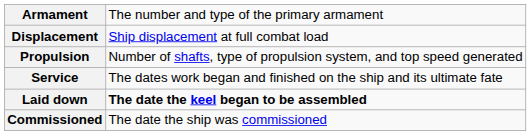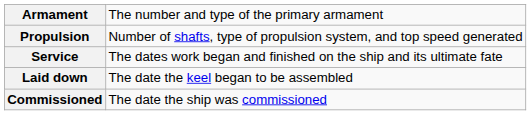- row: (55, 36)
(238, 99) bold -> (231, 78) normal
